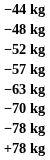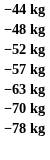- row: (24, 148)
